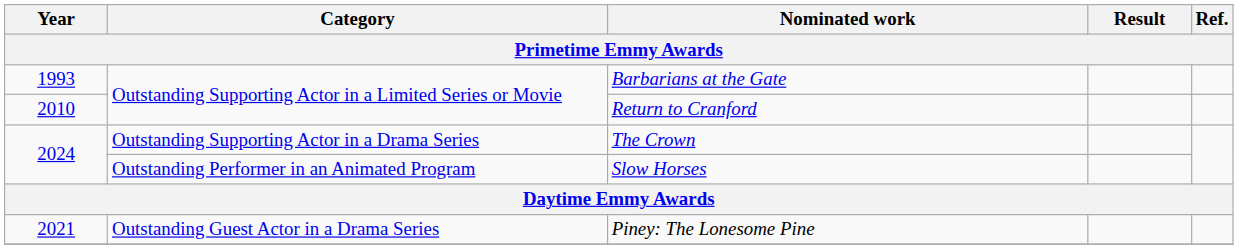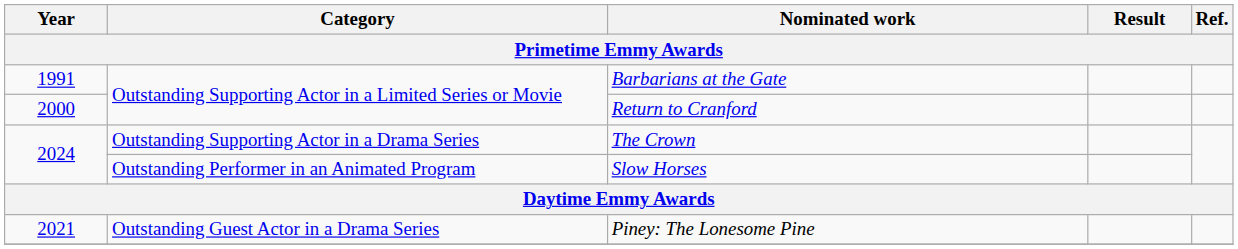(56, 79) 1993 -> (56, 79) 1991
(56, 109) 2010 -> (56, 109) 2000
